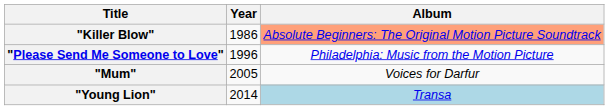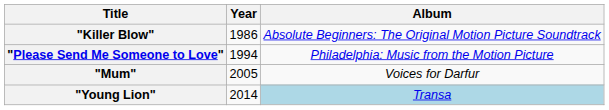(432, 34) lightsalmon background -> (432, 34) no background
(244, 54) 1996 -> (244, 54) 1994
